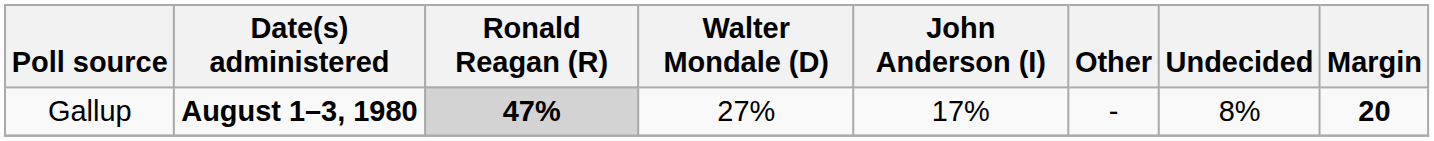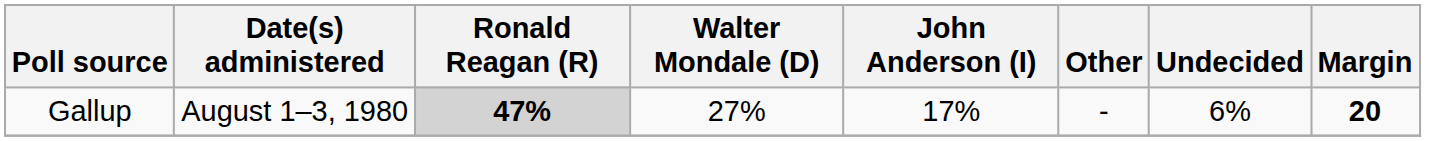(299, 110) bold -> (295, 110) normal
(1240, 110) 8% -> (1230, 110) 6%
